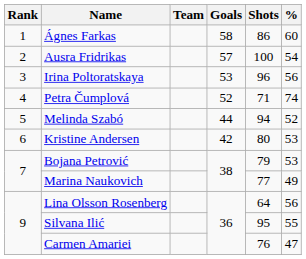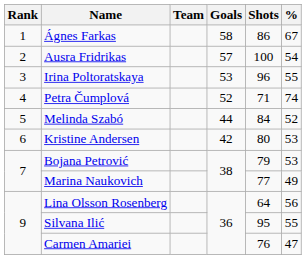(291, 35) 60 -> (291, 35) 67
(291, 77) 56 -> (291, 77) 55
(263, 118) 94 -> (263, 118) 84
